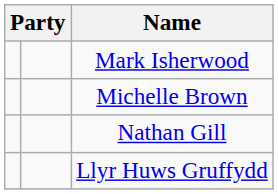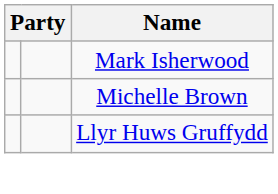- row: (172, 133)
